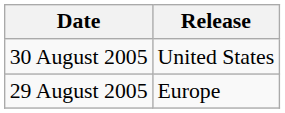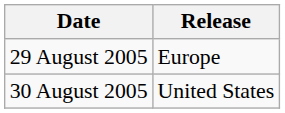rows swapped: (79, 90) <-> (79, 56)
